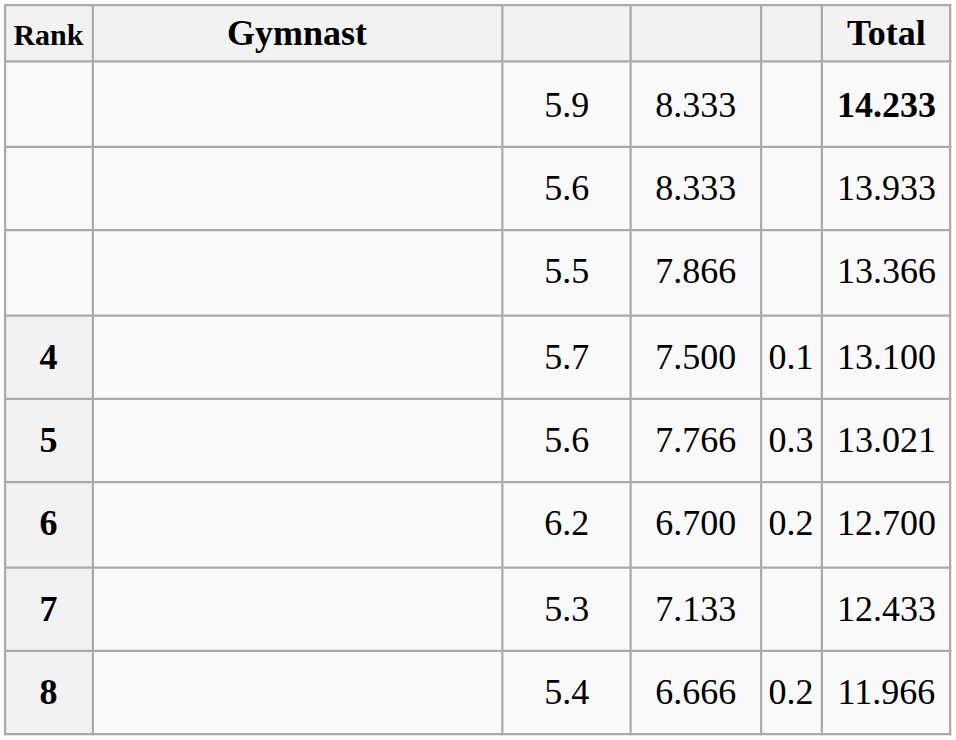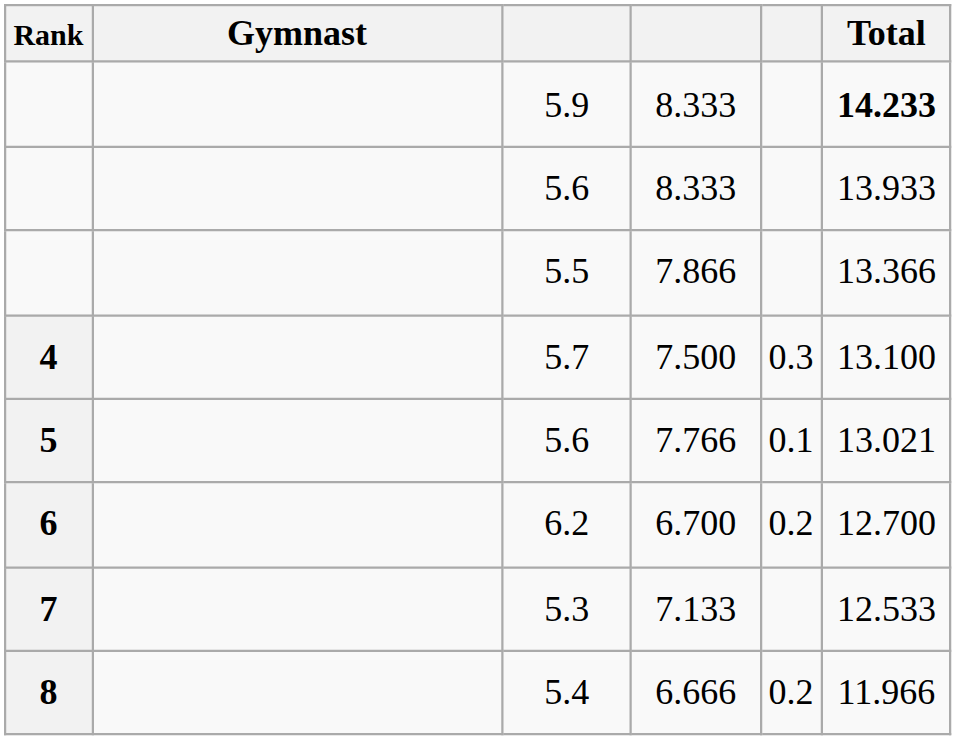(791, 355) 0.1 -> (791, 355) 0.3
(791, 440) 0.3 -> (791, 440) 0.1
(886, 608) 12.433 -> (886, 608) 12.533
